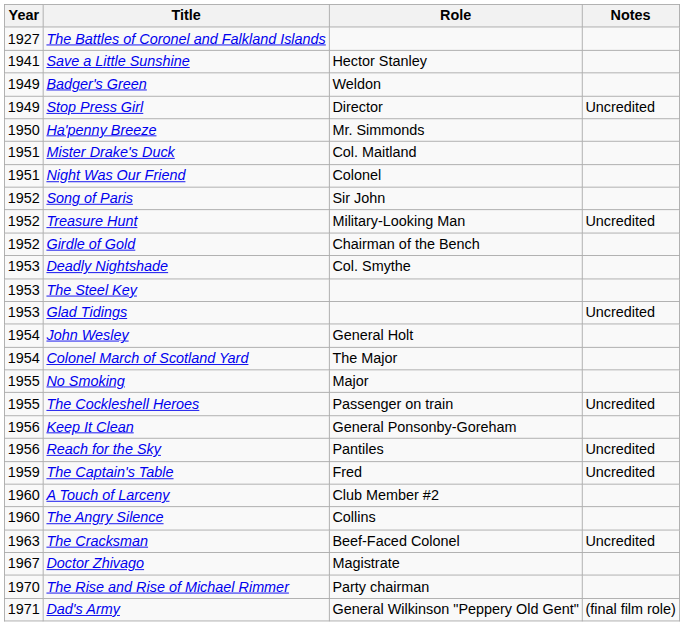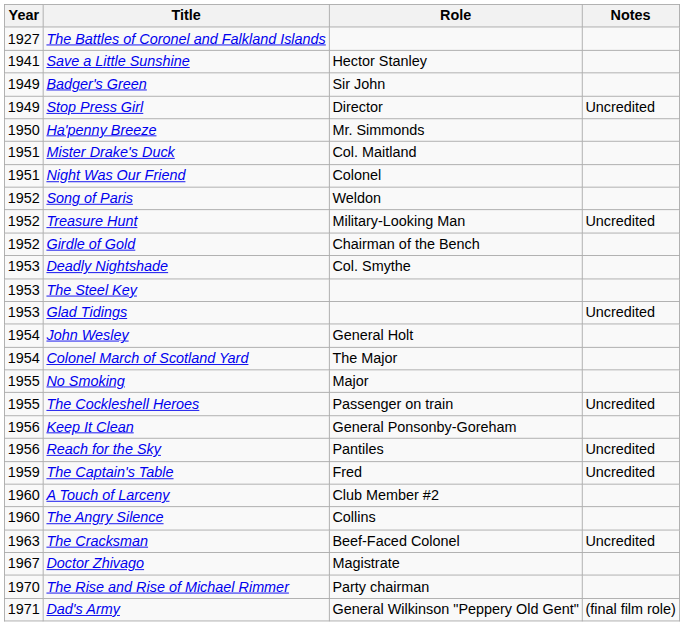(357, 84) Weldon -> (359, 84) Sir John
(359, 198) Sir John -> (357, 198) Weldon
